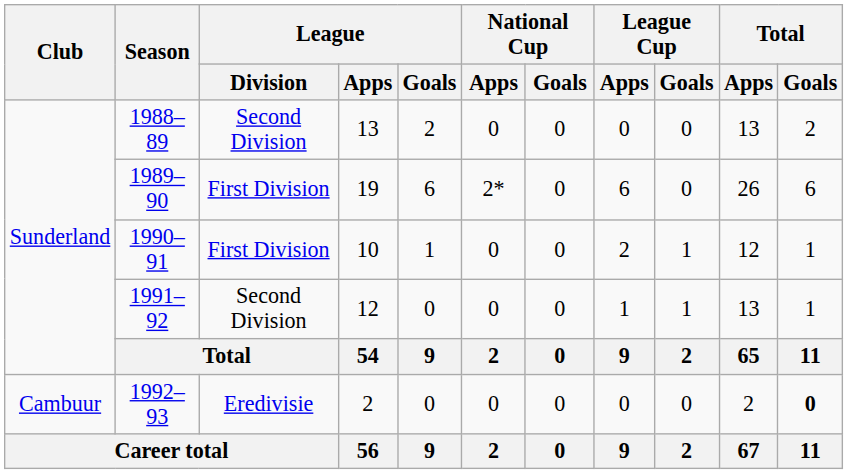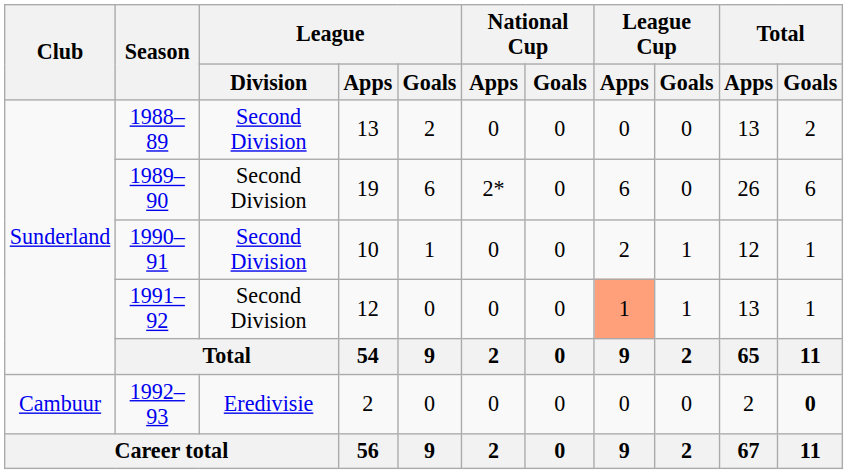(269, 189) First Division -> (269, 189) Second Division
(269, 249) First Division -> (269, 249) Second Division
(624, 308) no background -> (624, 308) lightsalmon background
